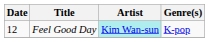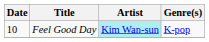(12, 29) 12 -> (12, 29) 10
